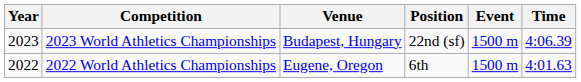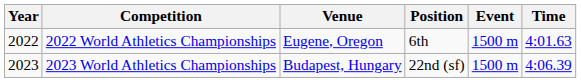rows swapped: (161, 65) <-> (161, 41)
